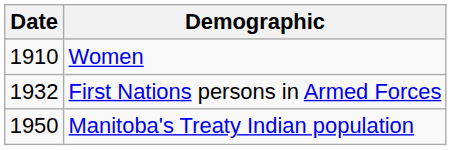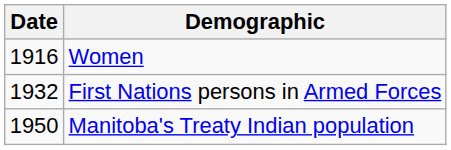(34, 56) 1910 -> (34, 56) 1916
